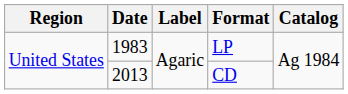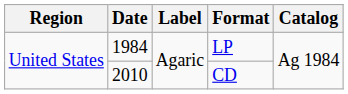(130, 46) 1983 -> (130, 46) 1984
(130, 74) 2013 -> (130, 74) 2010
